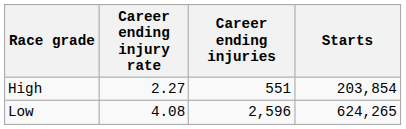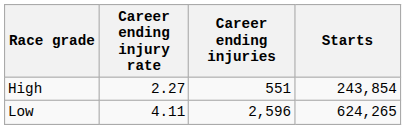(367, 89) 203,854 -> (367, 89) 243,854
(168, 112) 4.08 -> (168, 112) 4.11
